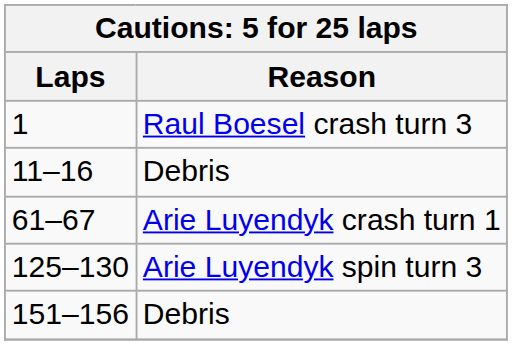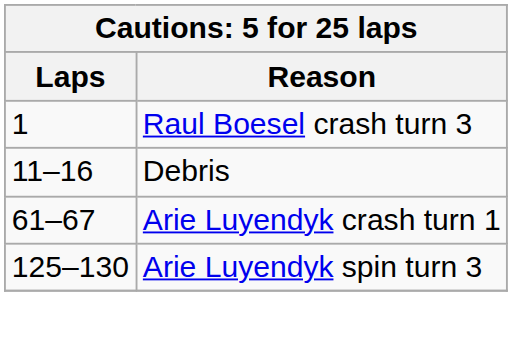- row: (70, 314)
